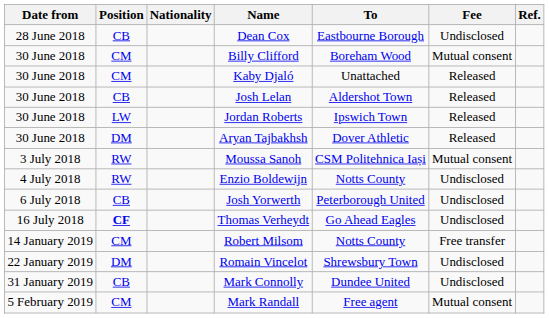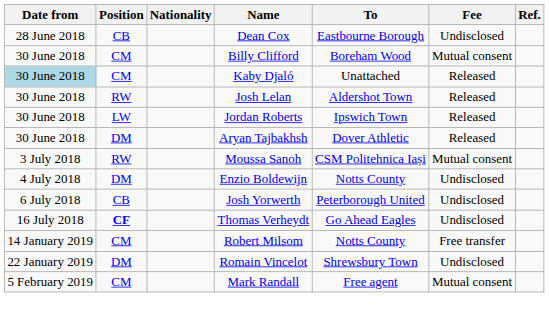(50, 76) no background -> (50, 76) lightblue background
(121, 96) CB -> (121, 96) RW
(121, 179) RW -> (121, 179) DM
- row: (263, 281)
